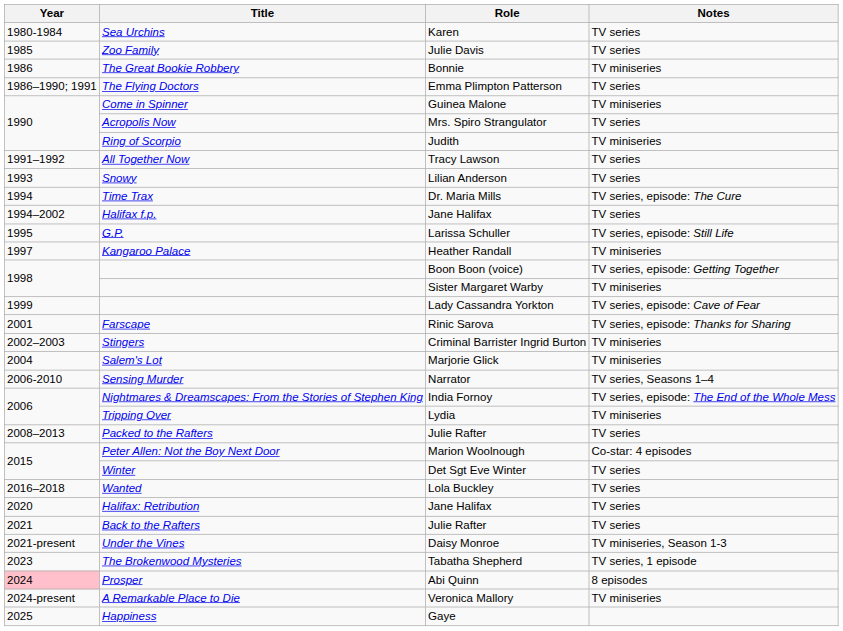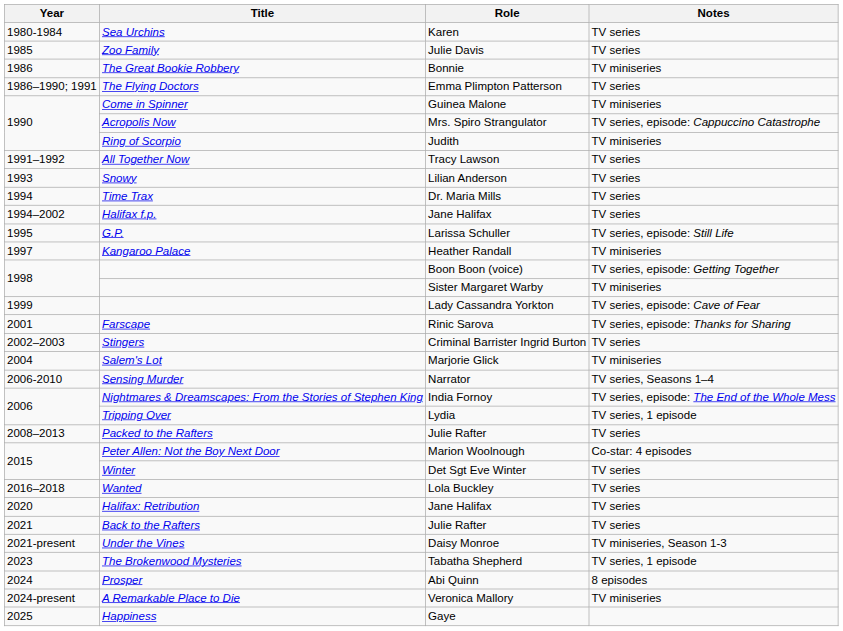(616, 123) TV series -> (706, 123) TV series, episode: Cappuccino Catastrophe
(666, 196) TV series, episode: The Cure -> (616, 196) TV series
(626, 342) TV miniseries -> (616, 342) TV series
(626, 415) TV miniseries -> (644, 415) TV series, 1 episode
(20, 580) pink background -> (20, 580) no background
